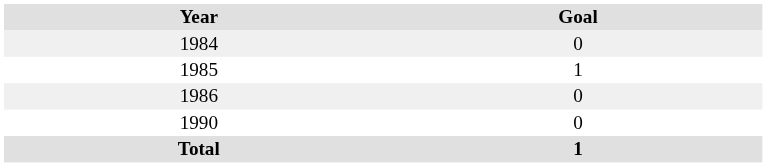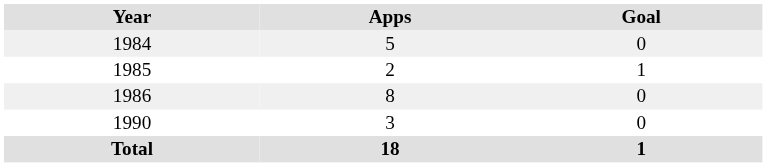+ column: (390, 17)
